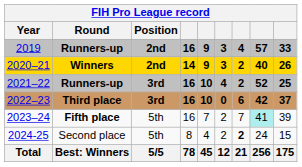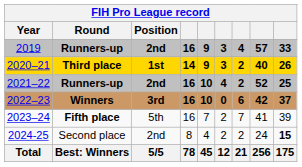(92, 65) Winners -> (92, 65) Third place
(156, 65) 2nd -> (156, 65) 1st
(156, 83) 3rd -> (156, 83) 2nd
(92, 100) Third place -> (92, 100) Winners
(262, 118) paleturquoise background -> (262, 118) no background
(156, 135) 5th -> (156, 135) 2nd
(241, 135) bold -> (241, 135) normal
(285, 135) normal -> (285, 135) bold
